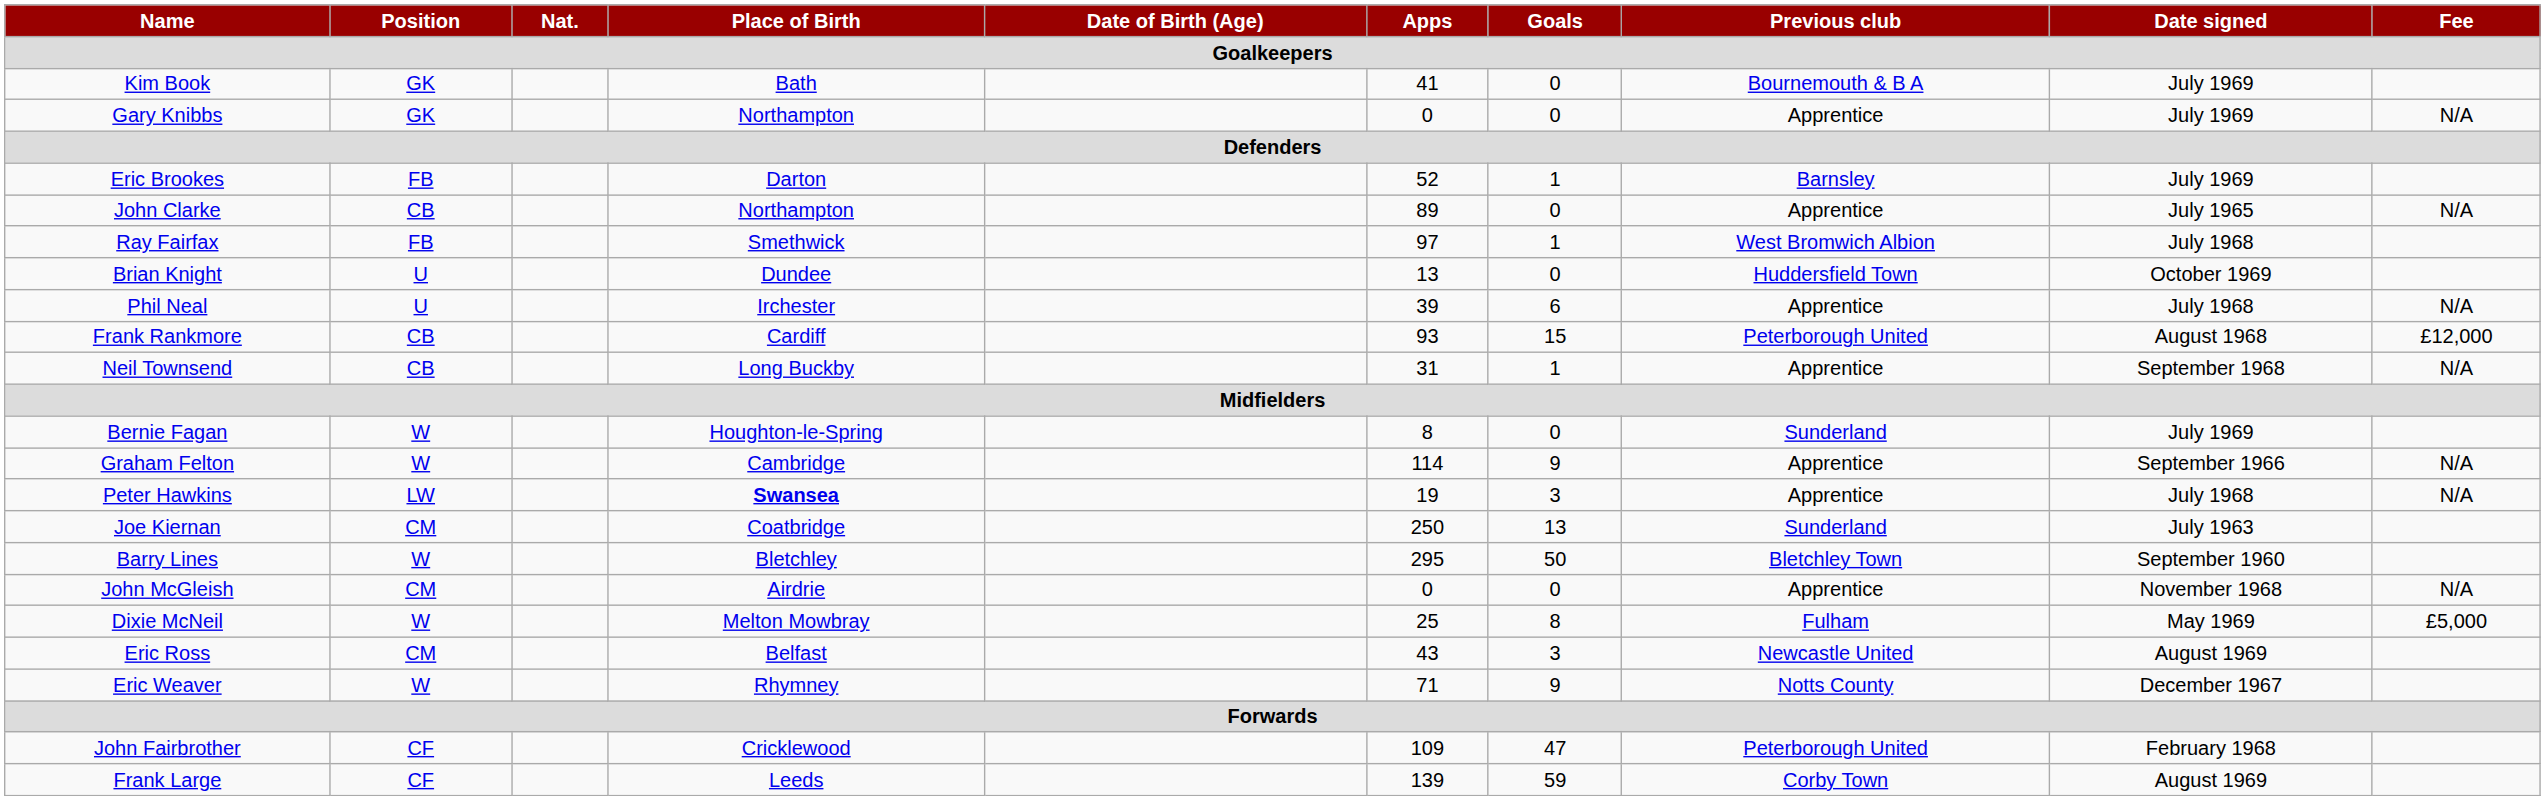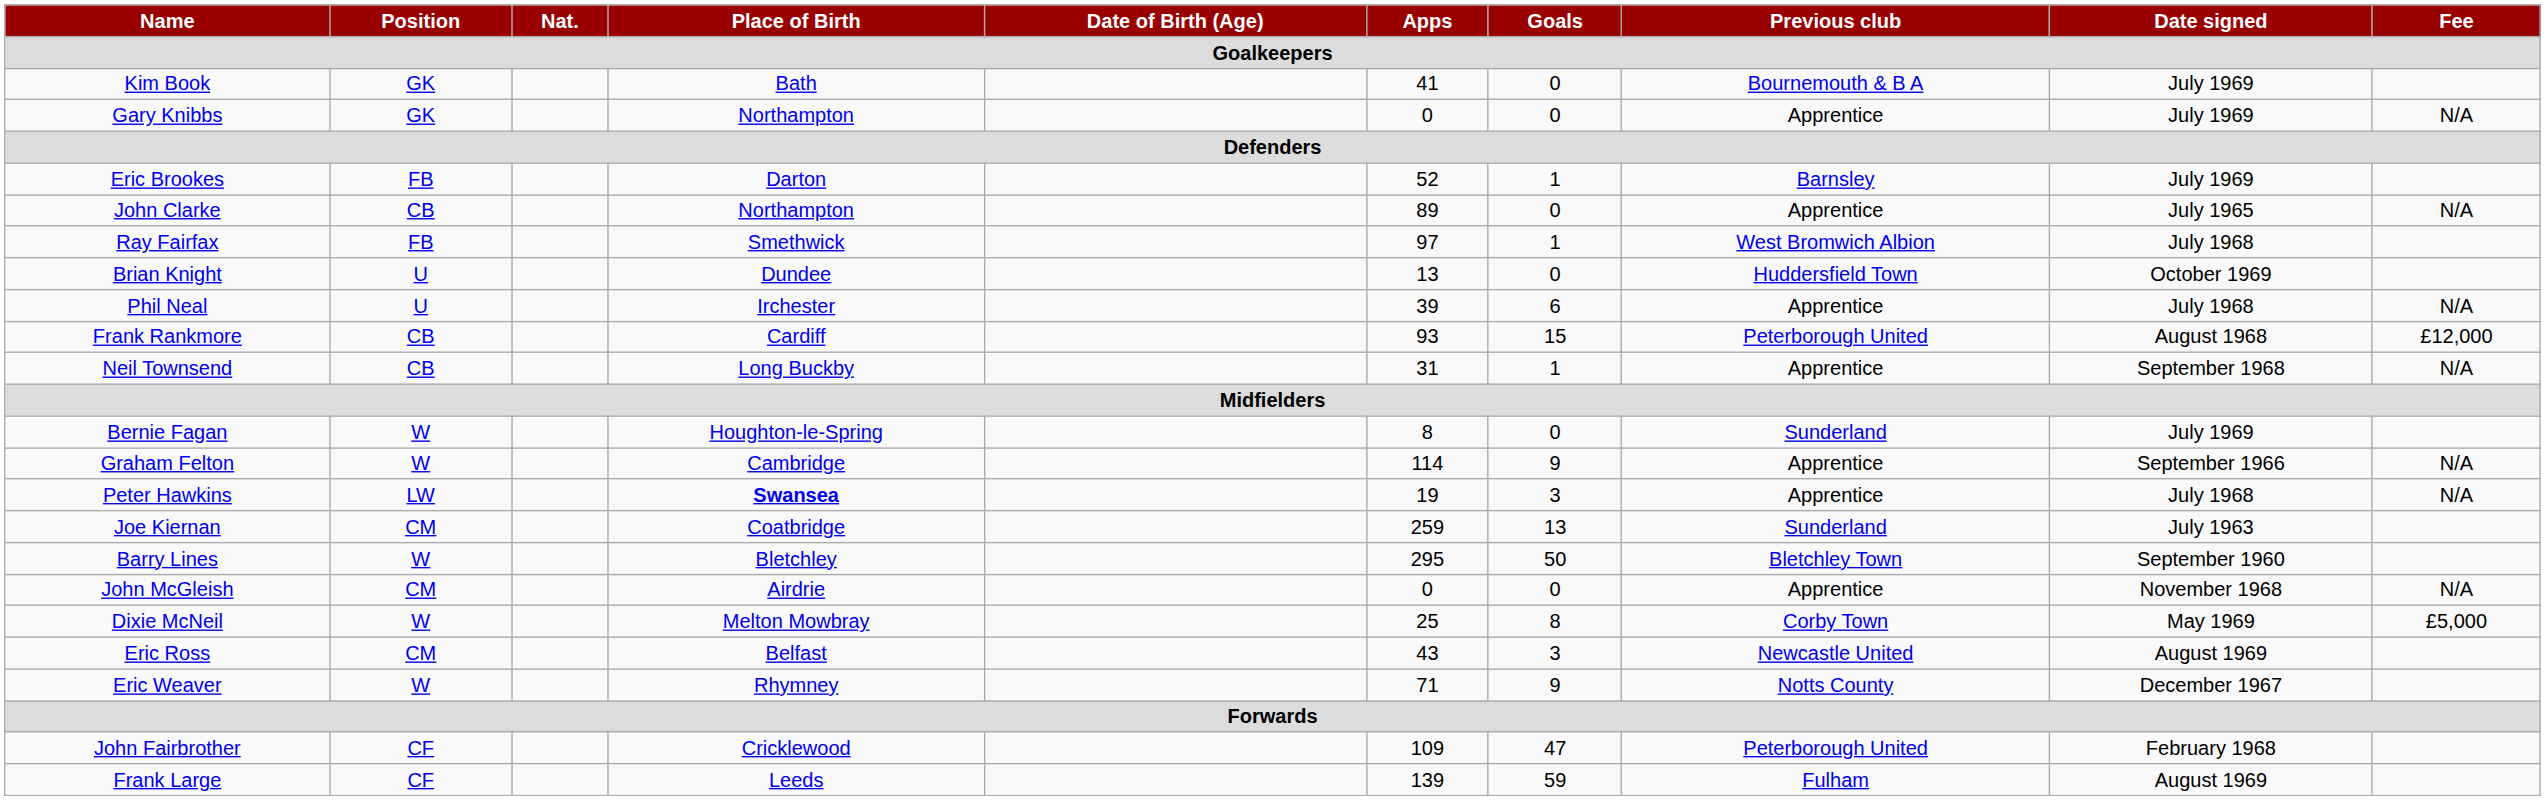(1427, 527) 250 -> (1427, 527) 259
(1836, 622) Fulham -> (1836, 622) Corby Town
(1836, 780) Corby Town -> (1836, 780) Fulham
